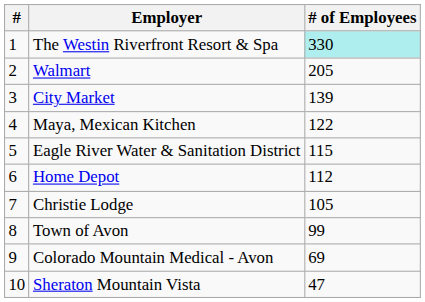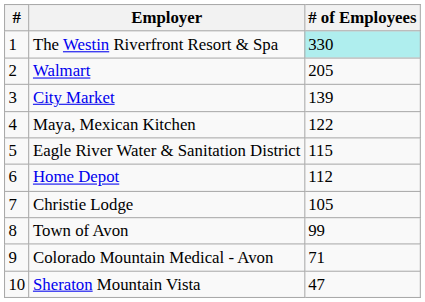(317, 257) 69 -> (317, 257) 71
